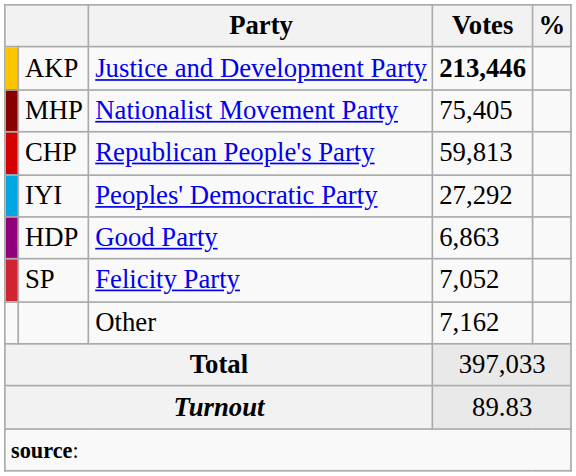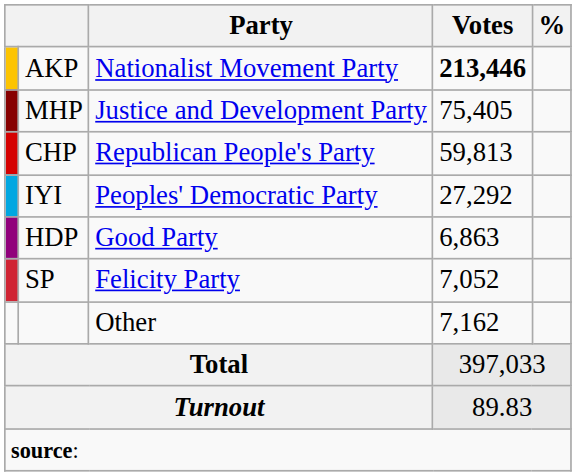(261, 68) Justice and Development Party -> (247, 68) Nationalist Movement Party
(247, 110) Nationalist Movement Party -> (261, 110) Justice and Development Party
